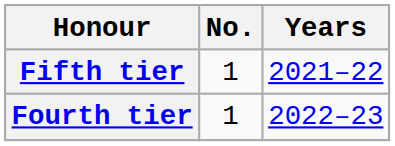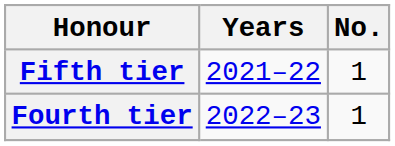columns swapped: (230, 27) <-> (326, 27)
